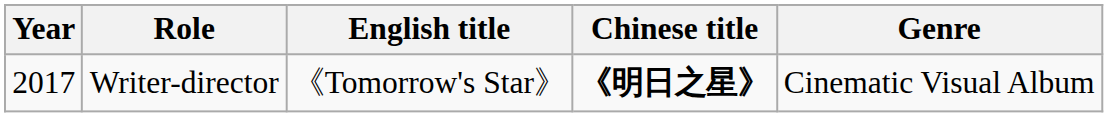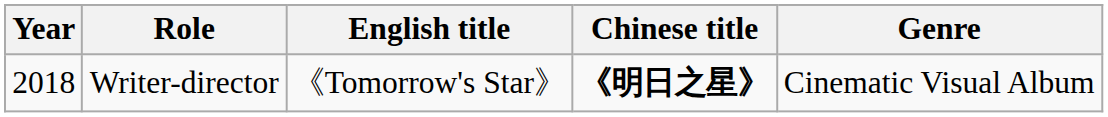(44, 82) 2017 -> (44, 82) 2018
